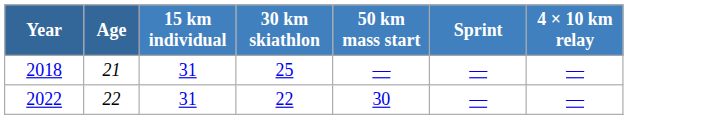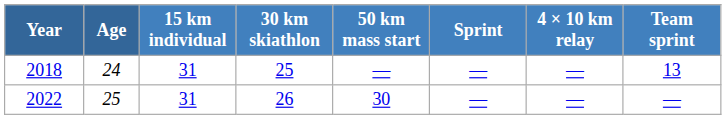+ column: (672, 30)
(111, 70) 21 -> (111, 70) 24
(111, 99) 22 -> (111, 99) 25
(285, 99) 22 -> (285, 99) 26
